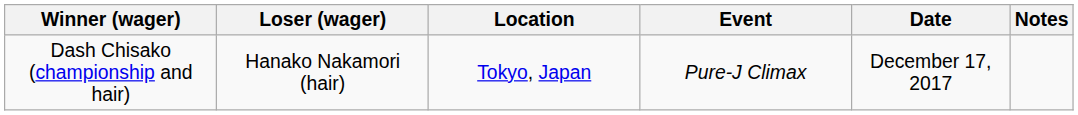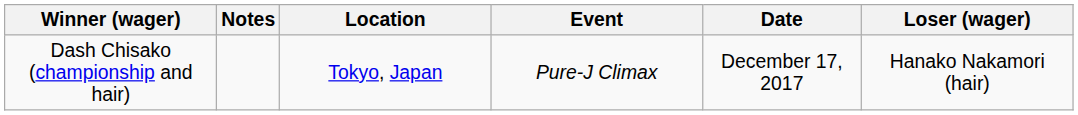columns swapped: (323, 19) <-> (1042, 19)
